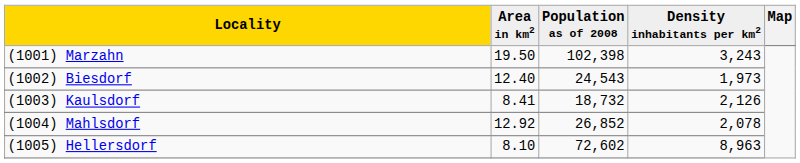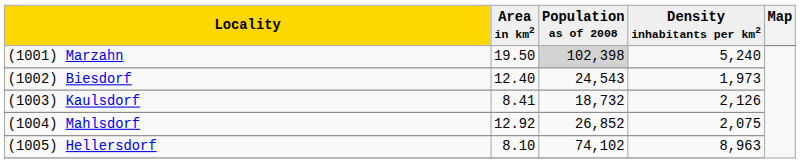(596, 57) no background -> (596, 57) lightgrey background
(740, 57) 3,243 -> (740, 57) 5,240
(740, 124) 2,078 -> (740, 124) 2,075
(600, 146) 72,602 -> (600, 146) 74,102
